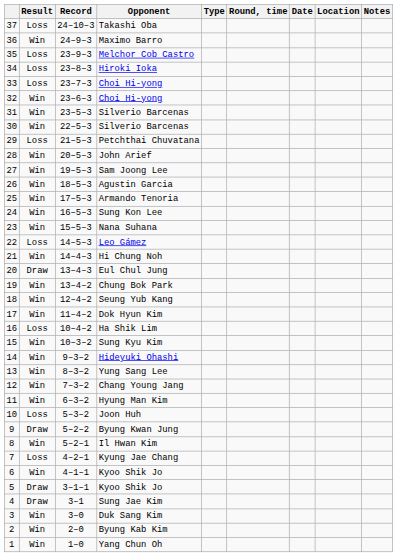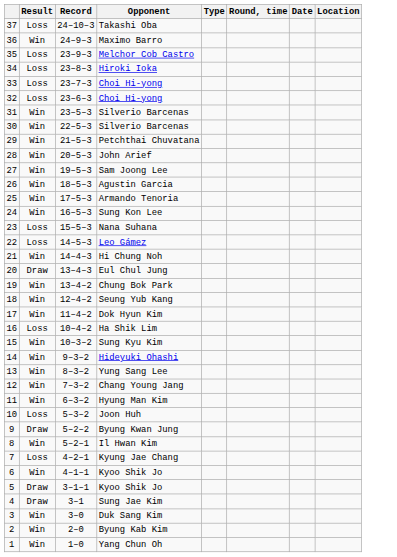- column: (377, 12)
(37, 98) Win -> (37, 98) Loss
(37, 141) Loss -> (37, 141) Win
(37, 228) Win -> (37, 228) Loss
